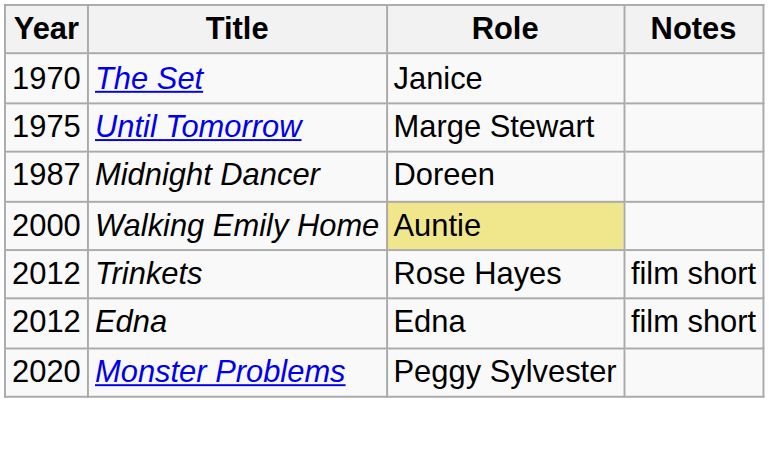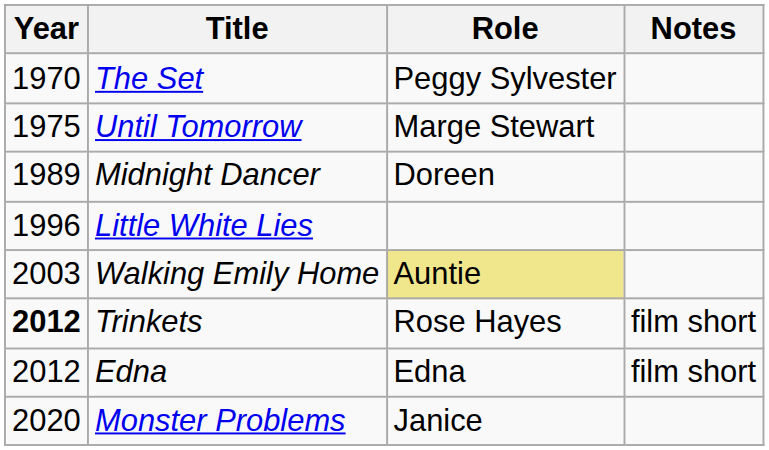(438, 77) Janice -> (505, 77) Peggy Sylvester
(46, 175) 1987 -> (46, 175) 1989
+ row: (204, 224)
(46, 224) 2000 -> (46, 273) 2003
(46, 273) normal -> (46, 322) bold
(505, 371) Peggy Sylvester -> (438, 420) Janice
